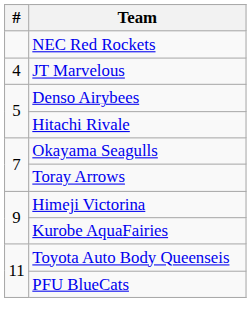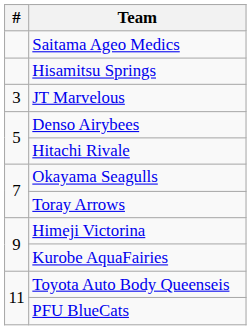+ row: (106, 44)
- row: (94, 44)
+ row: (94, 71)
(16, 71) 4 -> (16, 97) 3
